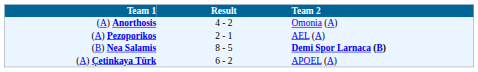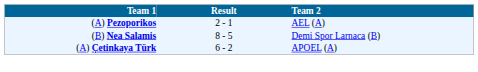- row: (126, 23)
(339, 48) bold -> (336, 35) normal
